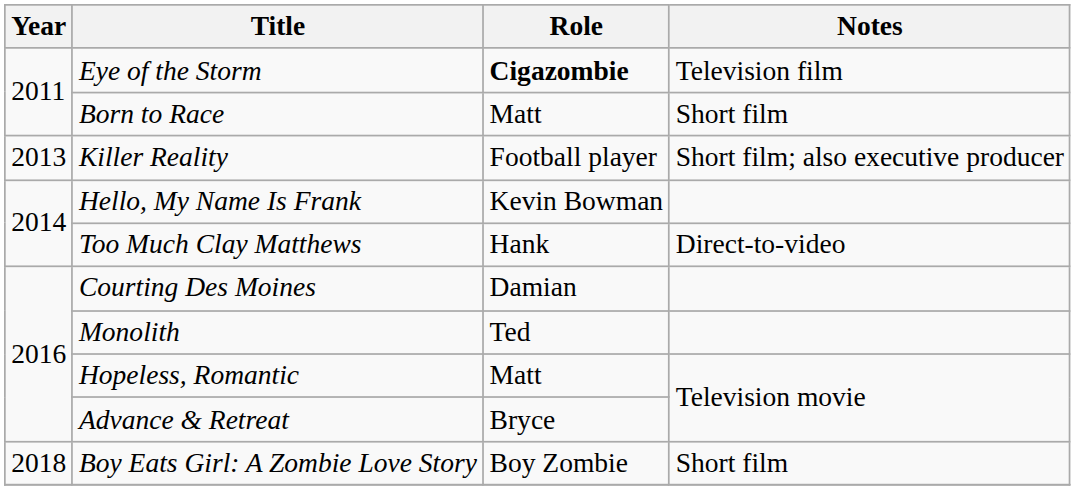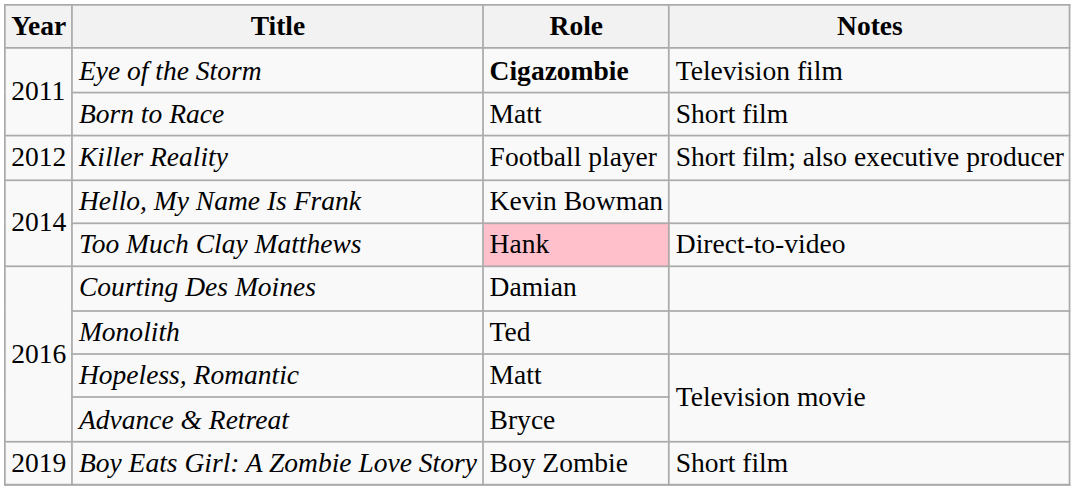(39, 157) 2013 -> (39, 157) 2012
(519, 244) no background -> (519, 244) pink background
(39, 462) 2018 -> (39, 462) 2019
